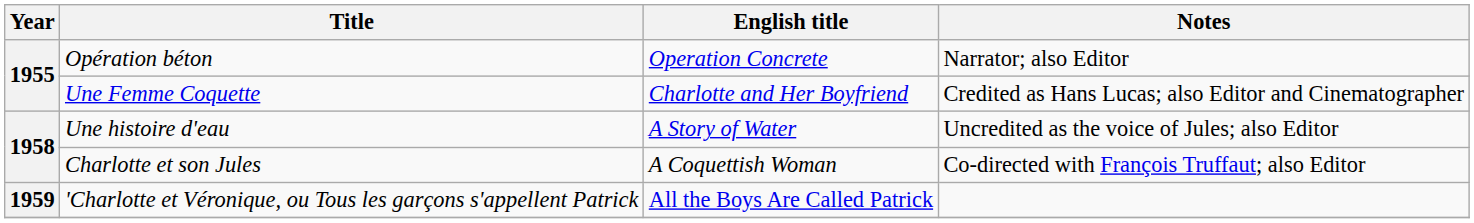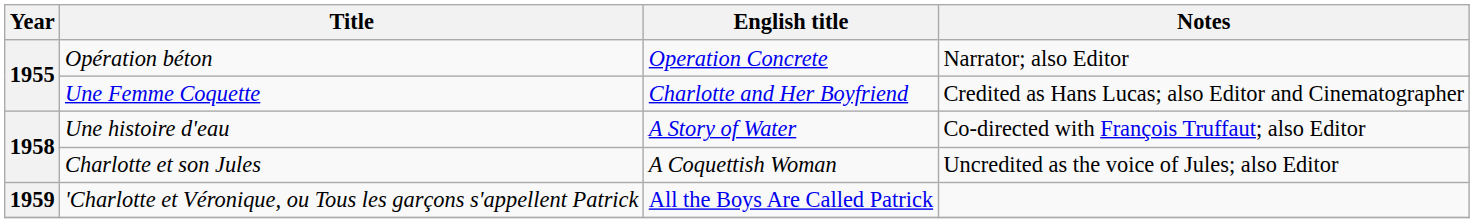(1141, 128) Uncredited as the voice of Jules; also Editor -> (1154, 128) Co-directed with François Truffaut; also Editor
(1154, 164) Co-directed with François Truffaut; also Editor -> (1141, 164) Uncredited as the voice of Jules; also Editor
